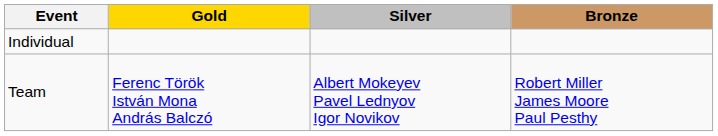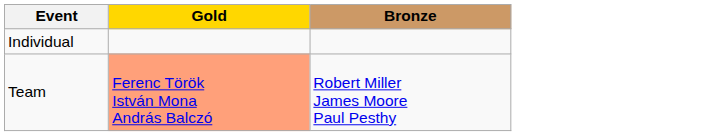- column: (410, 16)
(162, 100) no background -> (162, 100) lightsalmon background
